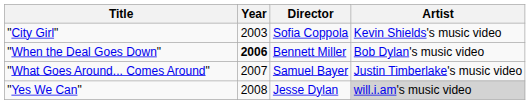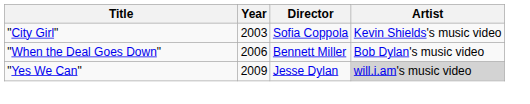(254, 52) bold -> (254, 52) normal
- row: (108, 71)
(254, 90) 2008 -> (254, 71) 2009
